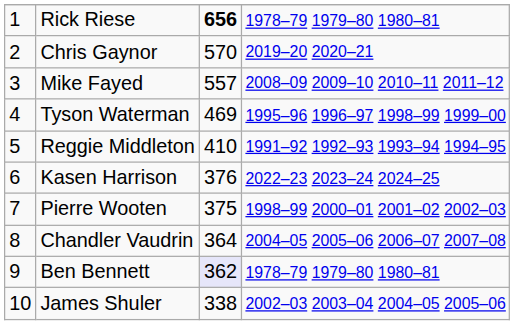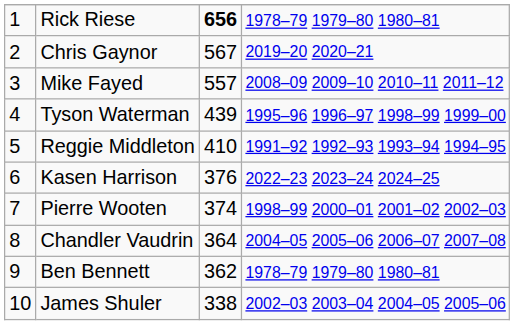(221, 51) 570 -> (221, 51) 567
(221, 114) 469 -> (221, 114) 439
(221, 209) 375 -> (221, 209) 374
(221, 271) lavender background -> (221, 271) no background
